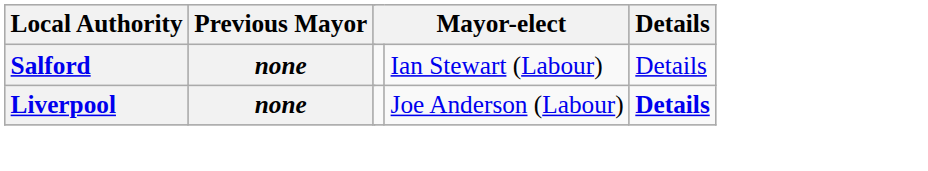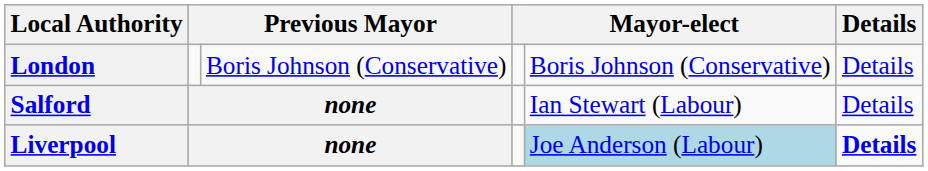+ row: (53, 64)
(507, 104) no background -> (646, 144) lightblue background
